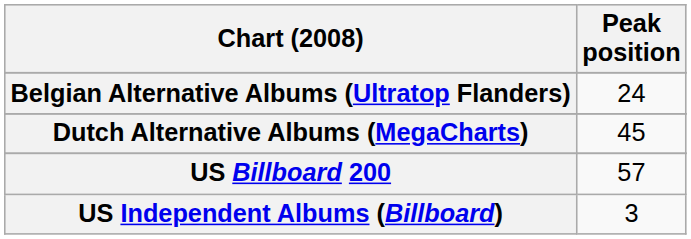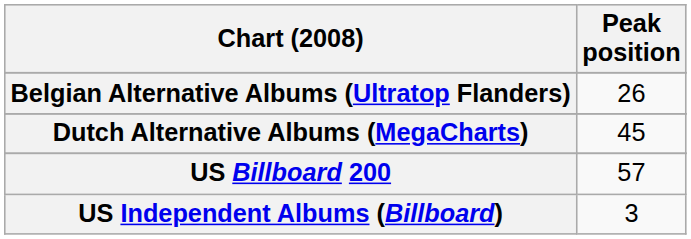(631, 93) 24 -> (631, 93) 26
